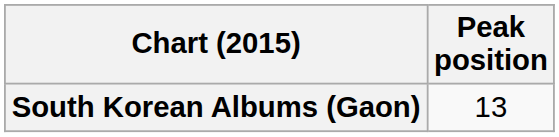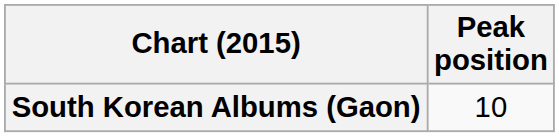(491, 107) 13 -> (491, 107) 10
